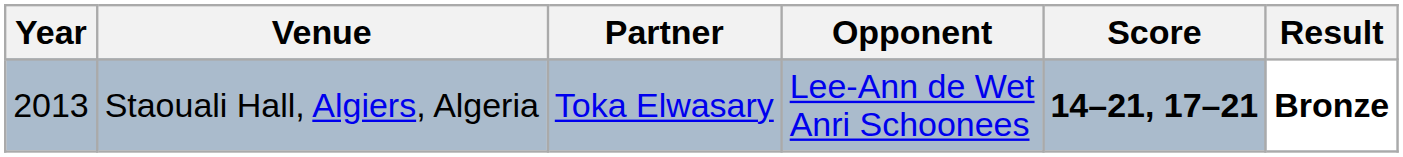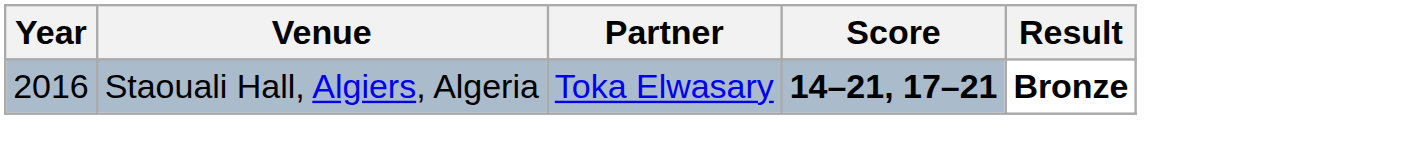- column: (912, 32)
(51, 105) 2013 -> (51, 86) 2016
